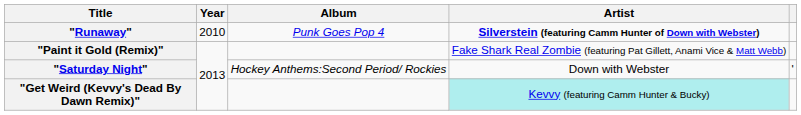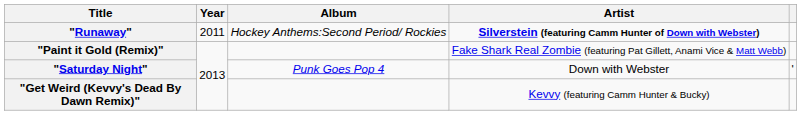(212, 32) 2010 -> (212, 32) 2011
(339, 32) Punk Goes Pop 4 -> (339, 32) Hockey Anthems:Second Period/ Rockies
(339, 69) Hockey Anthems:Second Period/ Rockies -> (339, 69) Punk Goes Pop 4
(619, 94) paleturquoise background -> (619, 94) no background
